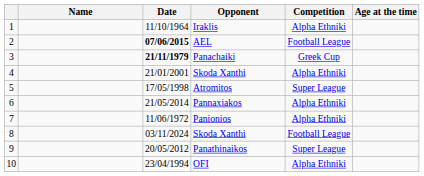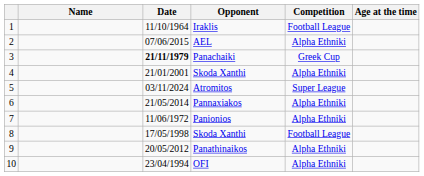(319, 27) Alpha Ethniki -> (319, 27) Football League
(167, 42) bold -> (167, 42) normal
(319, 42) Football League -> (319, 42) Alpha Ethniki
(167, 88) 17/05/1998 -> (167, 88) 03/11/2024
(167, 133) 03/11/2024 -> (167, 133) 17/05/1998
(319, 149) Super League -> (319, 149) Alpha Ethniki
